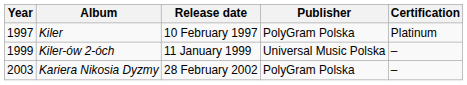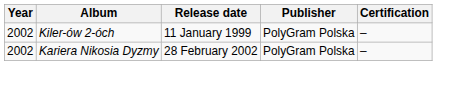- row: (51, 32)
(20, 51) 1999 -> (20, 32) 2002
(324, 51) Universal Music Polska -> (309, 32) PolyGram Polska
(20, 70) 2003 -> (20, 51) 2002
